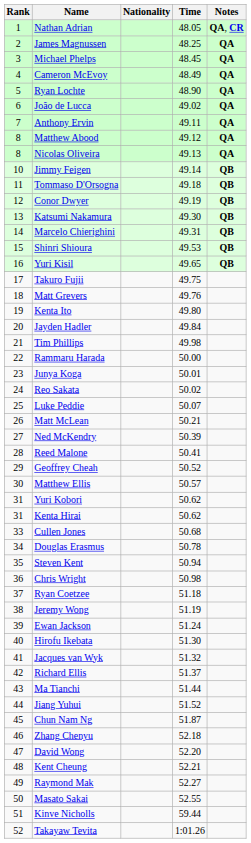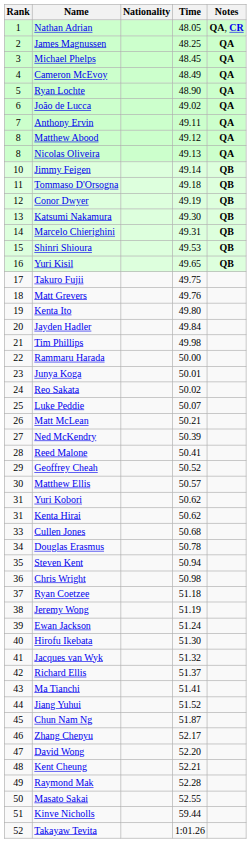(190, 688) 51.44 -> (190, 688) 51.41
(190, 736) 52.18 -> (190, 736) 52.17
(190, 783) 52.27 -> (190, 783) 52.28
